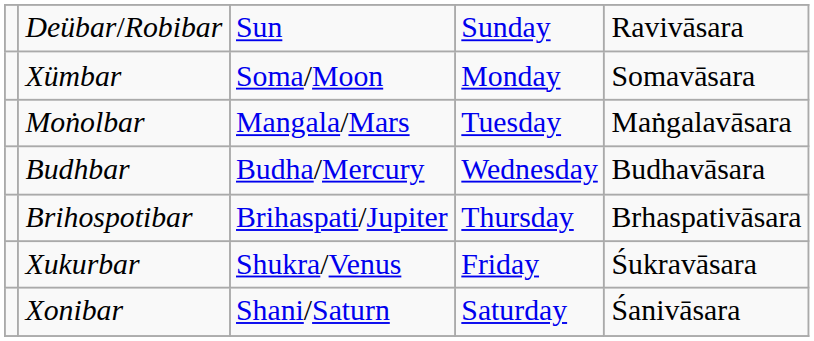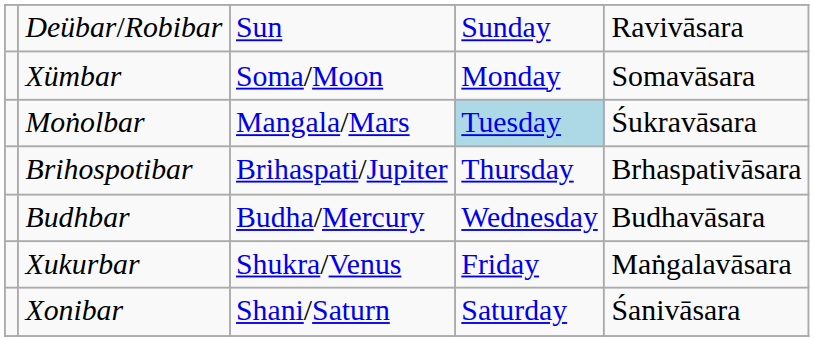(511, 122) no background -> (511, 122) lightblue background
(702, 122) Maṅgalavāsara -> (684, 122) Śukravāsara
rows swapped: (78, 169) <-> (109, 216)
(684, 264) Śukravāsara -> (702, 264) Maṅgalavāsara
